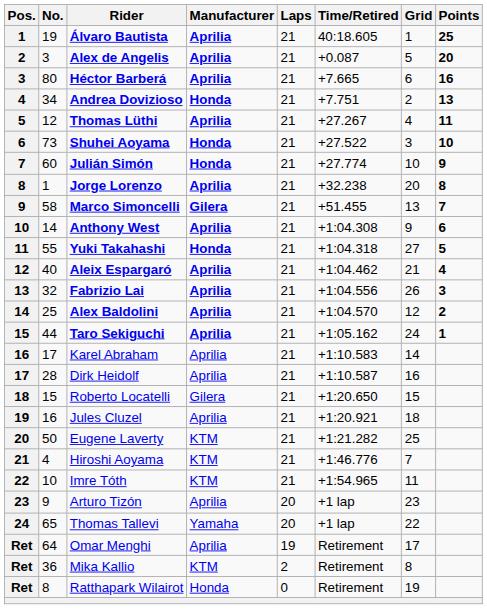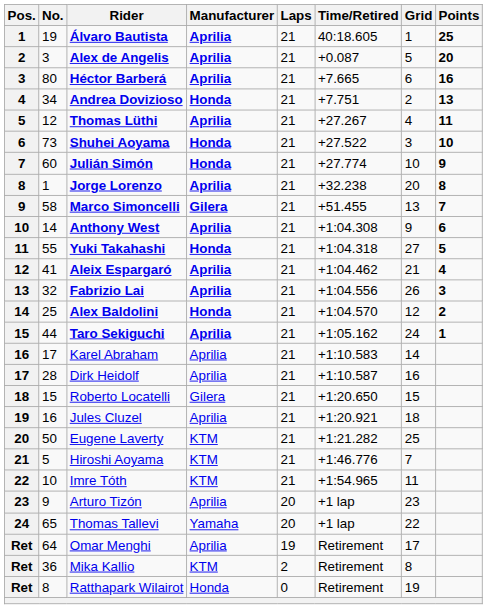(49, 269) 40 -> (49, 269) 41
(210, 312) Aprilia -> (210, 312) Honda
(46, 460) 4 -> (46, 460) 5
